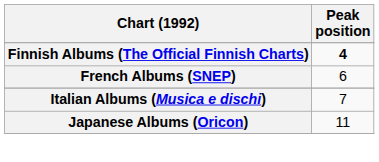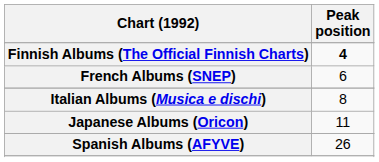(343, 99) 7 -> (343, 99) 8
+ row: (158, 144)
